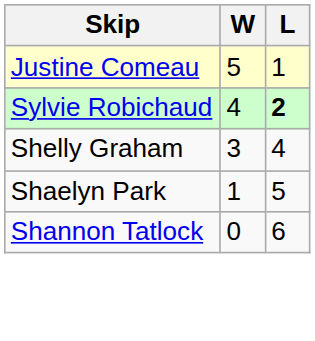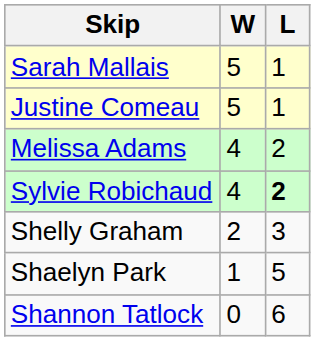+ row: (90, 66)
+ row: (99, 149)
(234, 149) 3 -> (234, 231) 2
(278, 149) 4 -> (278, 231) 3
